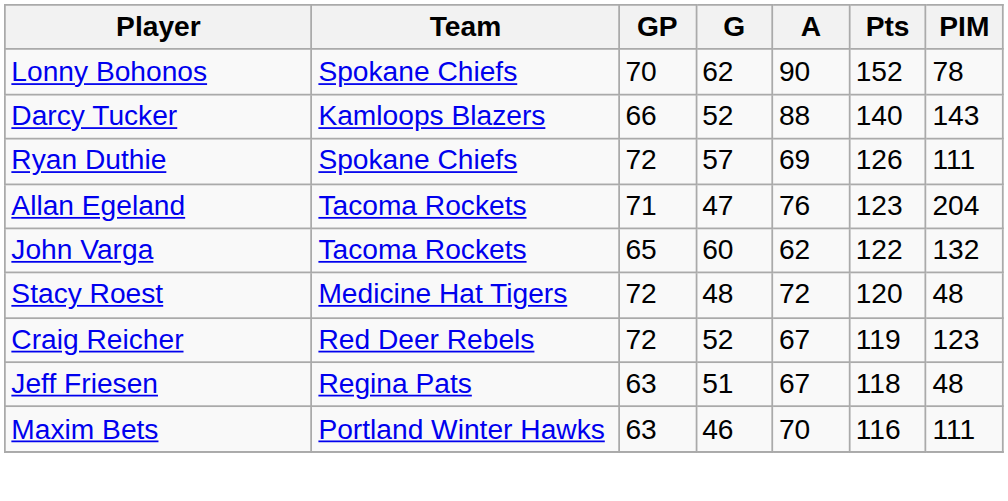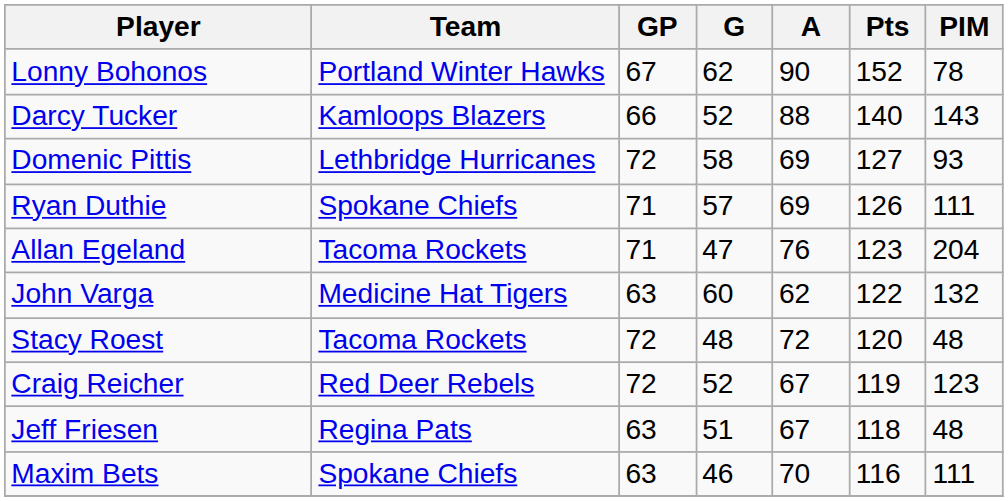(418, 71) Spokane Chiefs -> (462, 71) Portland Winter Hawks
(641, 71) 70 -> (641, 71) 67
+ row: (101, 160)
(641, 160) 72 -> (641, 205) 71
(422, 250) Tacoma Rockets -> (443, 294) Medicine Hat Tigers
(641, 250) 65 -> (641, 294) 63
(443, 294) Medicine Hat Tigers -> (422, 339) Tacoma Rockets
(462, 428) Portland Winter Hawks -> (418, 473) Spokane Chiefs
